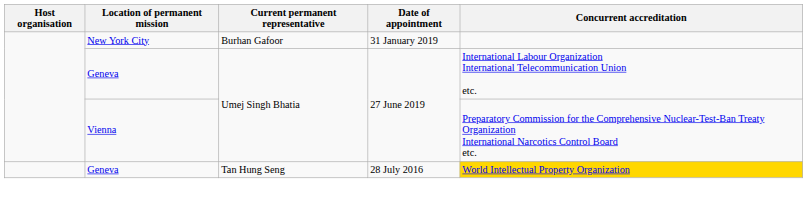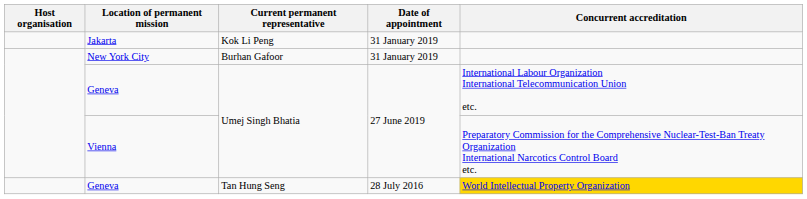+ row: (102, 40)
